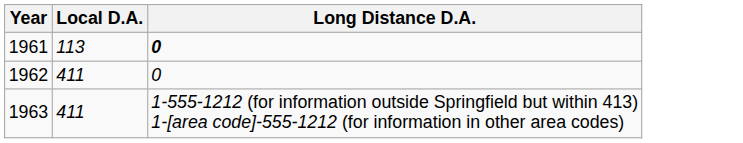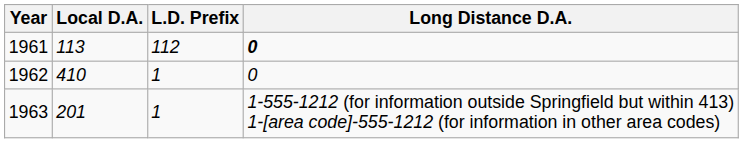+ column: (195, 18)
(71, 74) 411 -> (71, 74) 410
(71, 113) 411 -> (71, 113) 201
